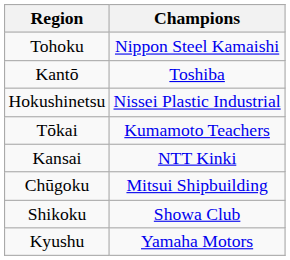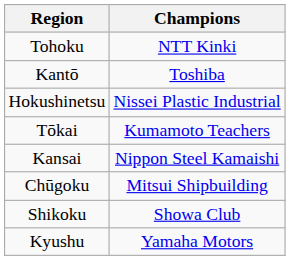(197, 46) Nippon Steel Kamaishi -> (197, 46) NTT Kinki
(197, 158) NTT Kinki -> (197, 158) Nippon Steel Kamaishi
